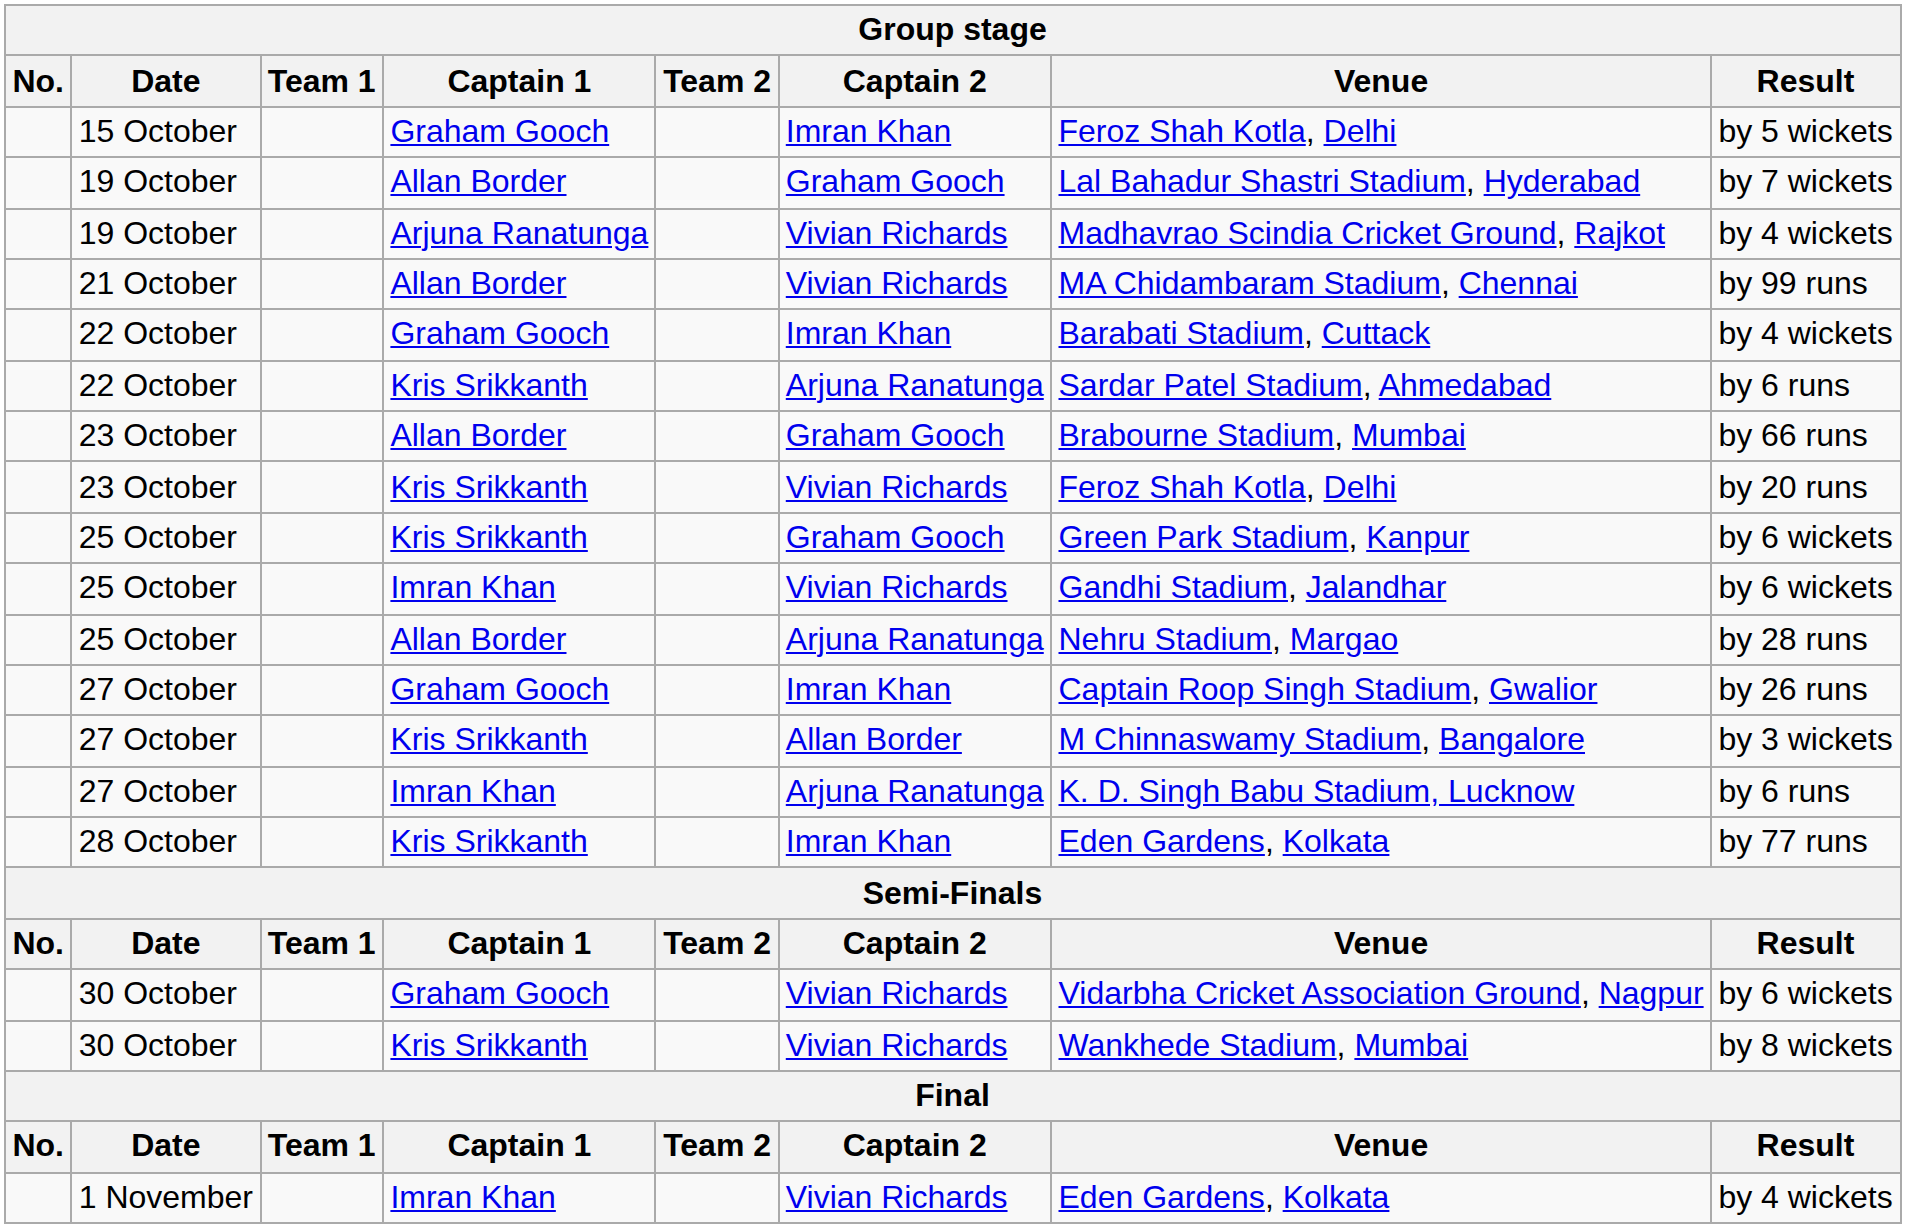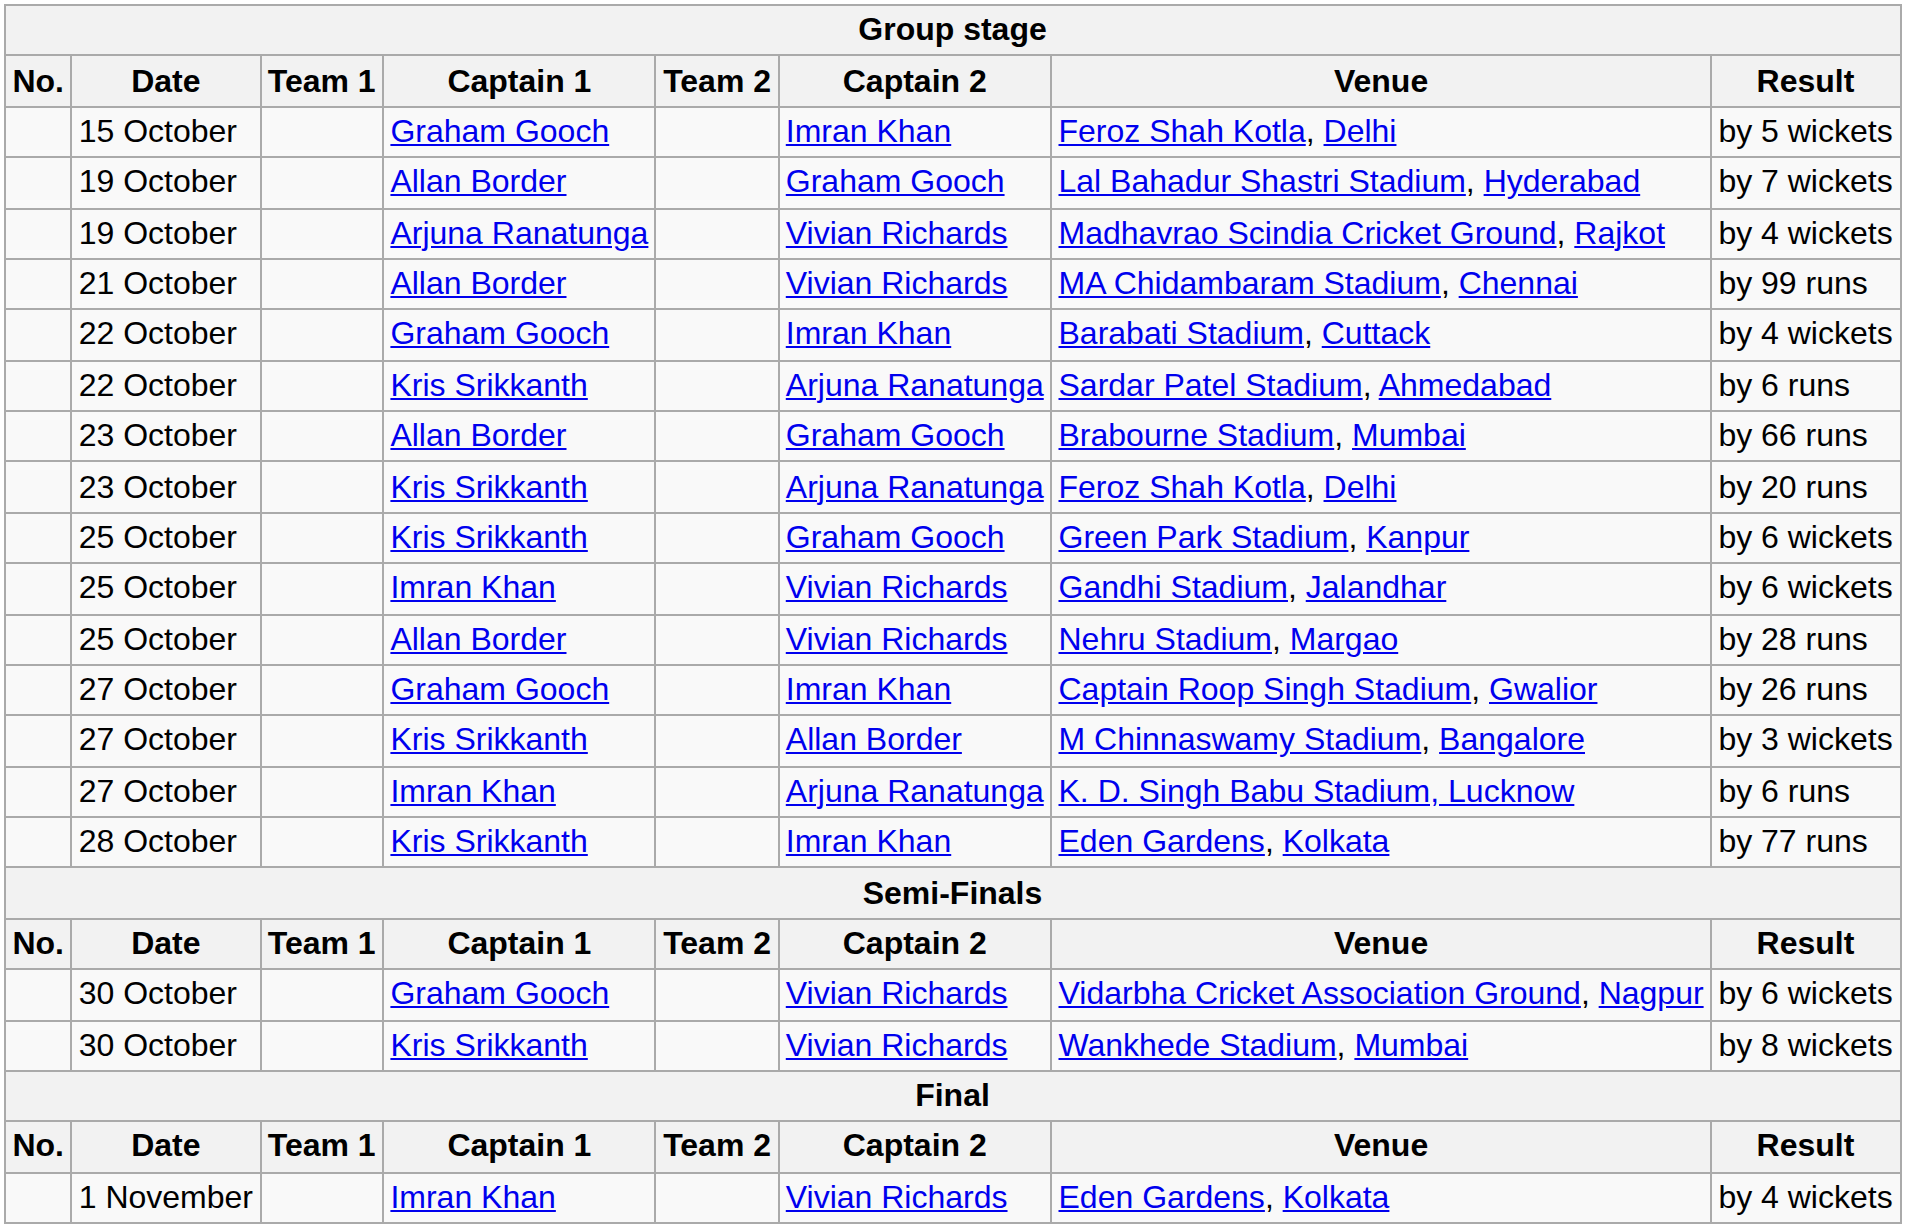(897, 486) Vivian Richards -> (915, 486) Arjuna Ranatunga
(915, 638) Arjuna Ranatunga -> (897, 638) Vivian Richards
